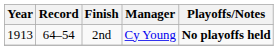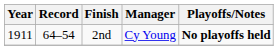(20, 34) 1913 -> (20, 34) 1911
